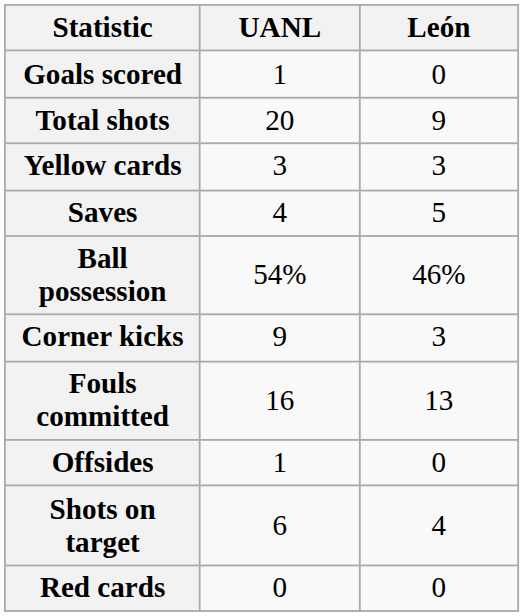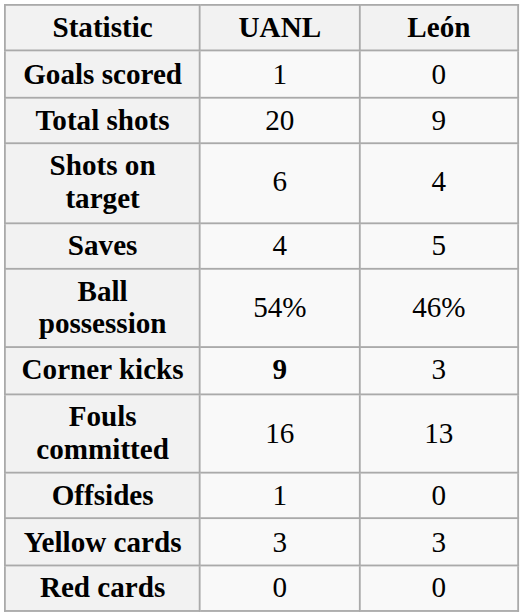rows swapped: (103, 525) <-> (103, 166)
(280, 337) normal -> (280, 370) bold
